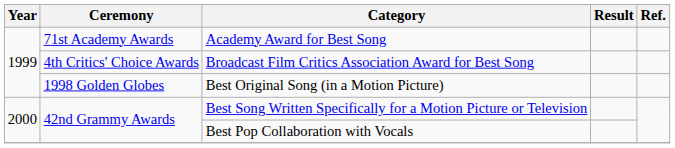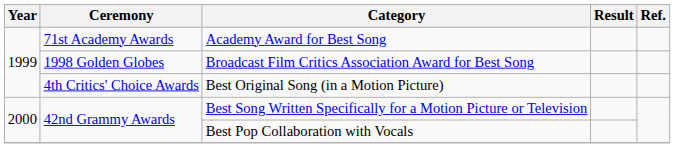(121, 62) 4th Critics' Choice Awards -> (104, 62) 1998 Golden Globes
(104, 85) 1998 Golden Globes -> (121, 85) 4th Critics' Choice Awards
